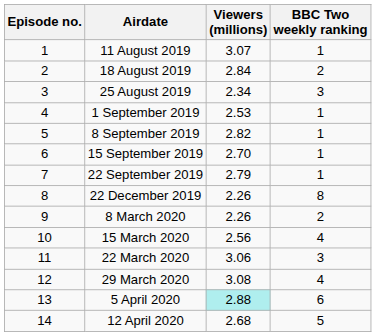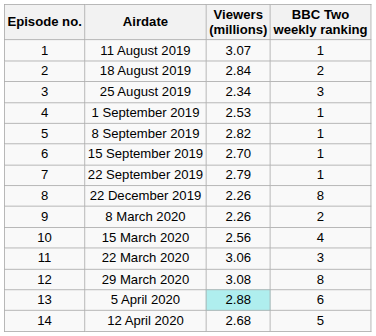(321, 279) 4 -> (321, 279) 8
